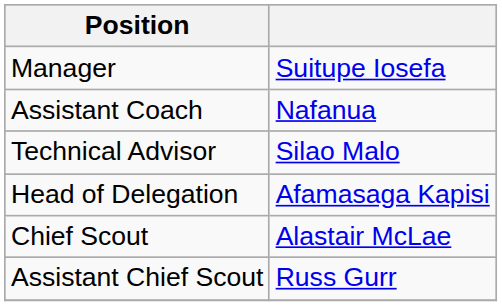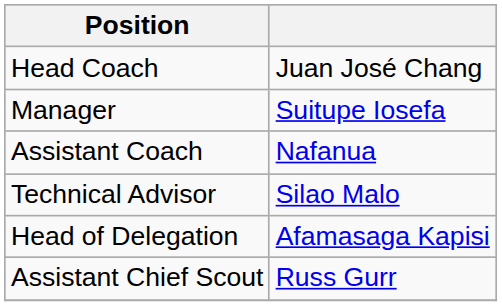+ row: (85, 67)
- row: (80, 236)
